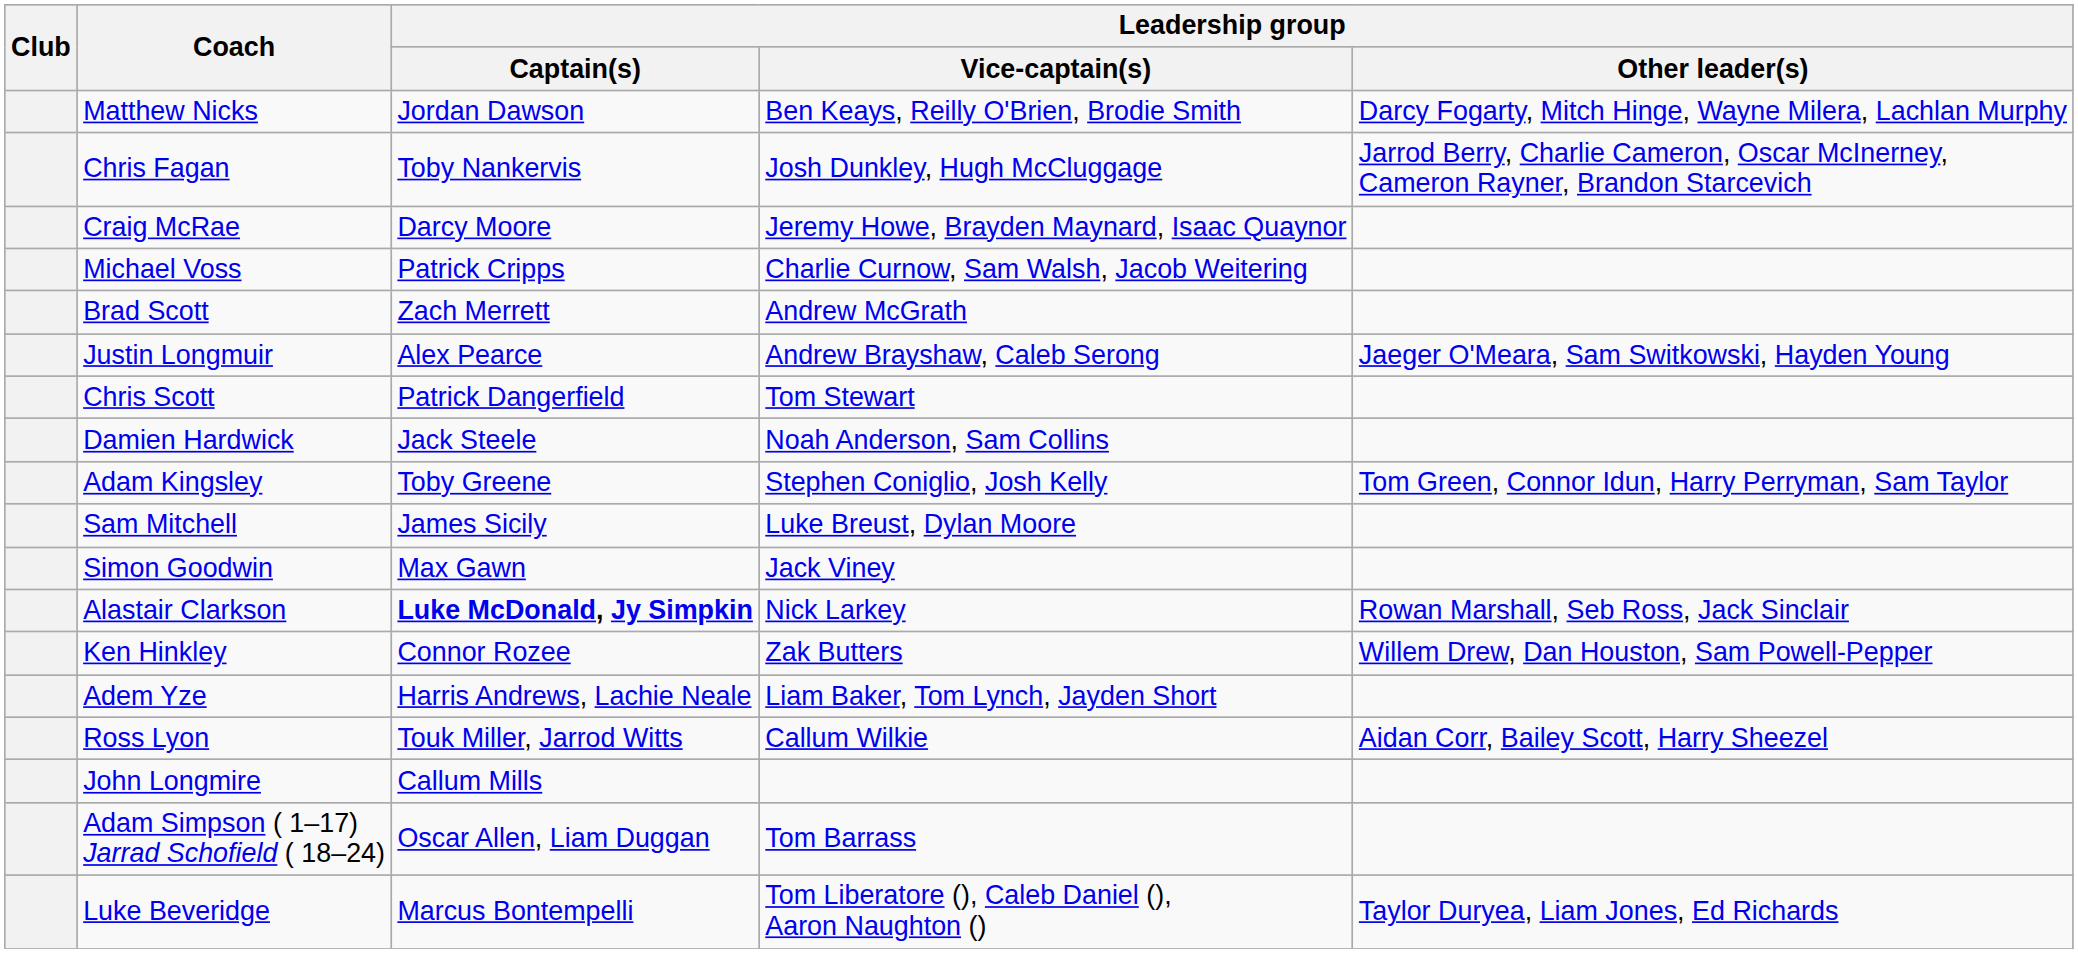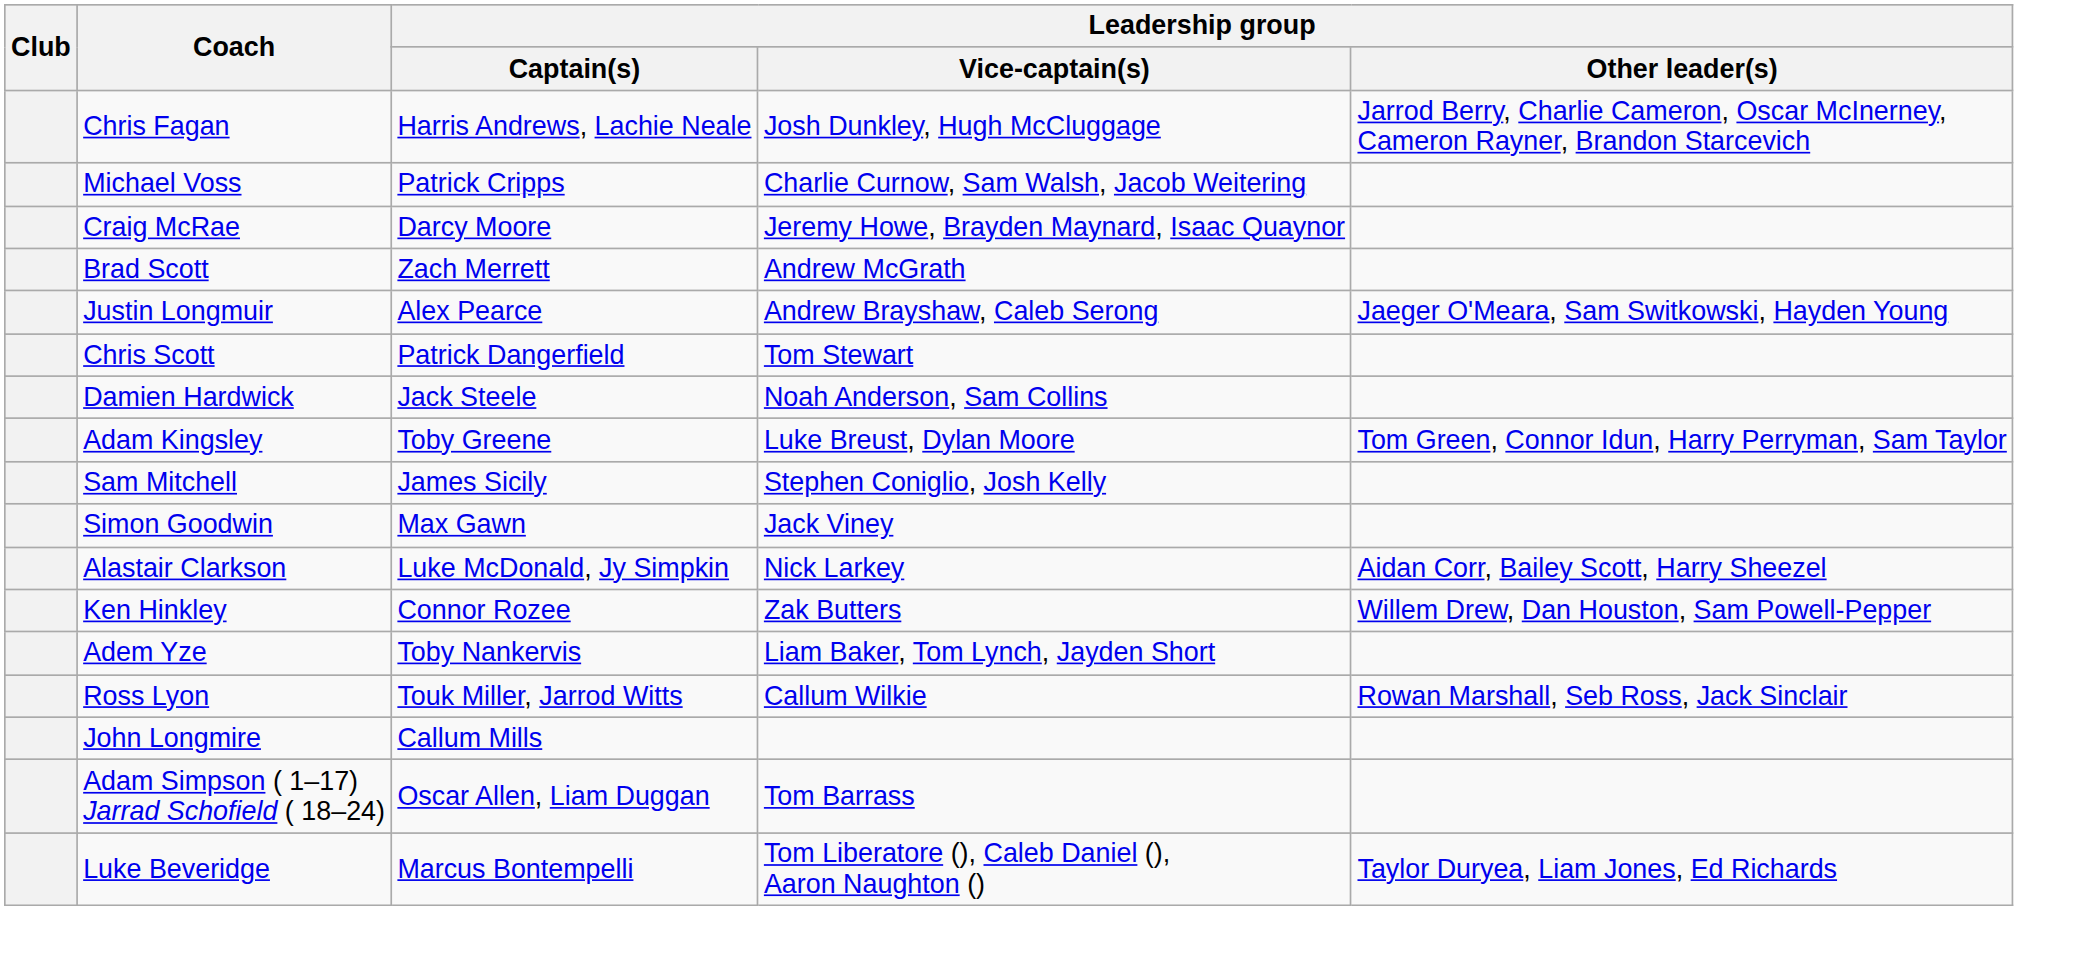- row: (171, 111)
(489, 168) Toby Nankervis -> (574, 126) Harris Andrews, Lachie Neale
rows swapped: (162, 269) <-> (162, 226)
(936, 482) Stephen Coniglio, Josh Kelly -> (919, 439) Luke Breust, Dylan Moore
(921, 524) Luke Breust, Dylan Moore -> (935, 482) Stephen Coniglio, Josh Kelly
(575, 610) bold -> (563, 567) normal
(1604, 610) Rowan Marshall, Seb Ross, Jack Sinclair -> (1592, 567) Aidan Corr, Bailey Scott, Harry Sheezel
(574, 695) Harris Andrews, Lachie Neale -> (489, 652) Toby Nankervis
(1593, 738) Aidan Corr, Bailey Scott, Harry Sheezel -> (1602, 695) Rowan Marshall, Seb Ross, Jack Sinclair
